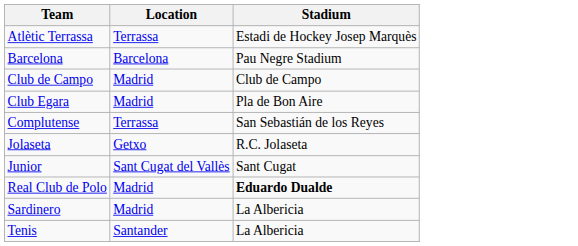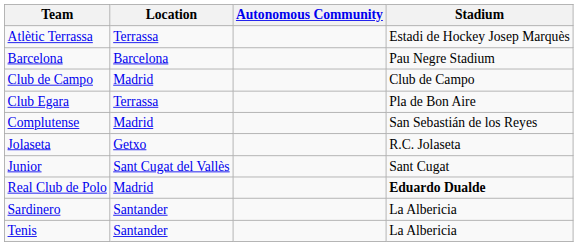+ column: (309, 15)
(133, 101) Madrid -> (136, 101) Terrassa
(136, 123) Terrassa -> (133, 123) Madrid
(133, 209) Madrid -> (140, 209) Santander
